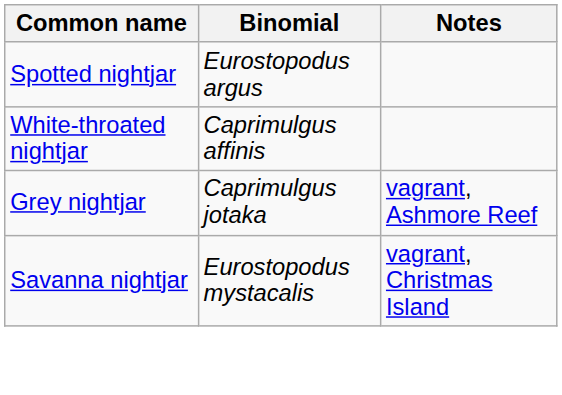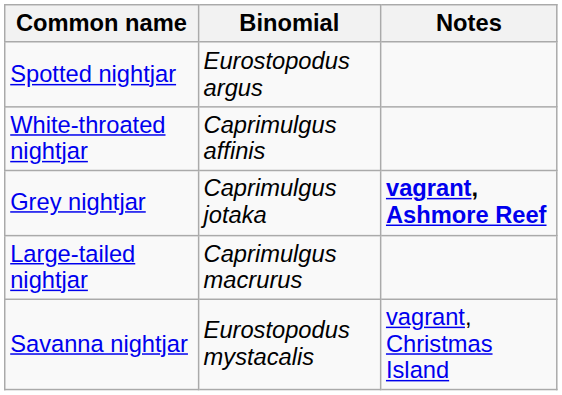(462, 202) normal -> (466, 202) bold
+ row: (73, 266)
